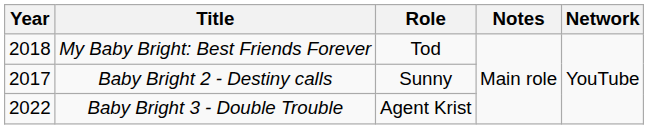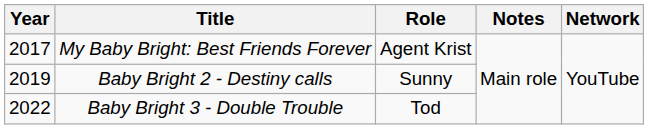(30, 49) 2018 -> (30, 49) 2017
(426, 49) Tod -> (426, 49) Agent Krist
(30, 78) 2017 -> (30, 78) 2019
(426, 108) Agent Krist -> (426, 108) Tod
